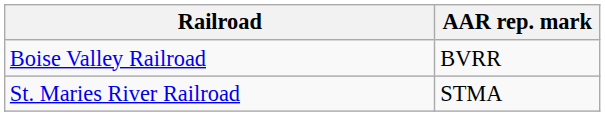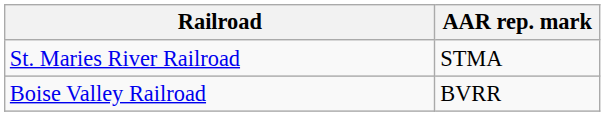rows swapped: (108, 57) <-> (125, 93)
